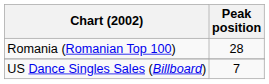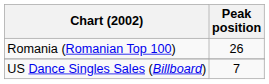(237, 48) 28 -> (237, 48) 26
